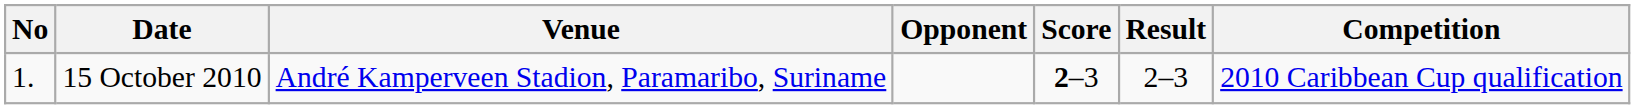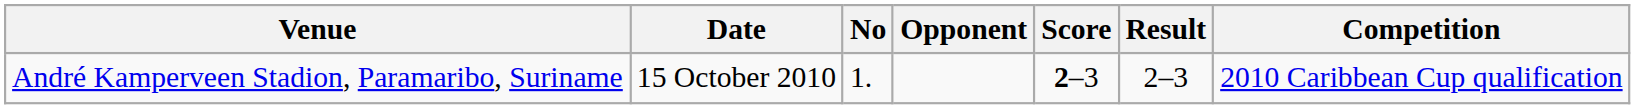columns swapped: (30, 28) <-> (581, 28)
